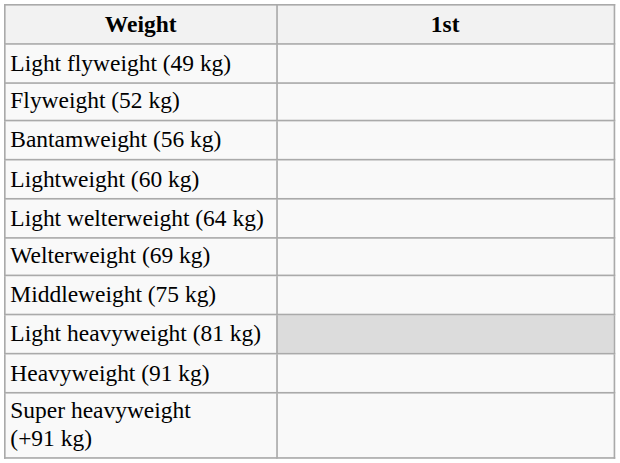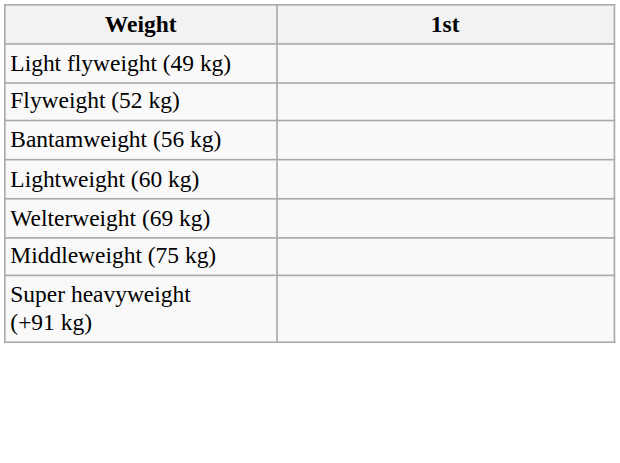- row: (137, 217)
- row: (136, 333)
- row: (110, 372)
